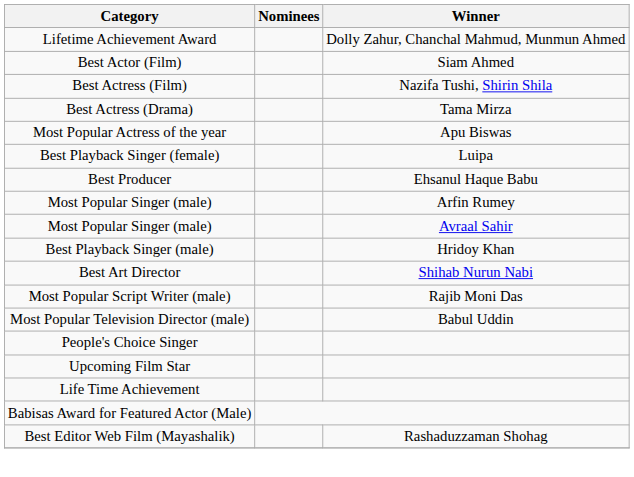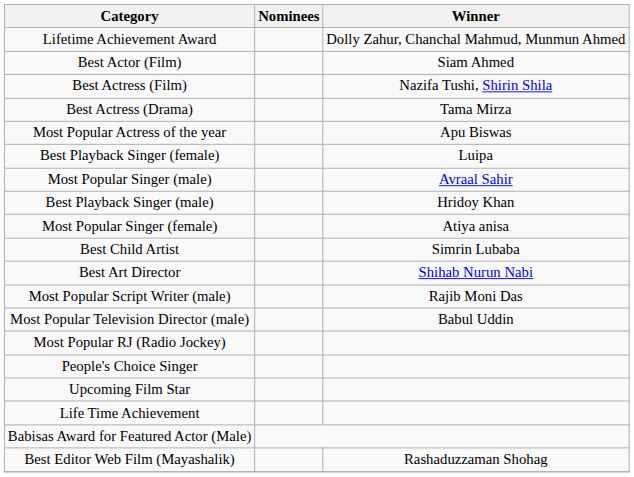- row: (130, 179)
- row: (130, 202)
+ row: (130, 226)
+ row: (130, 249)
+ row: (130, 343)
